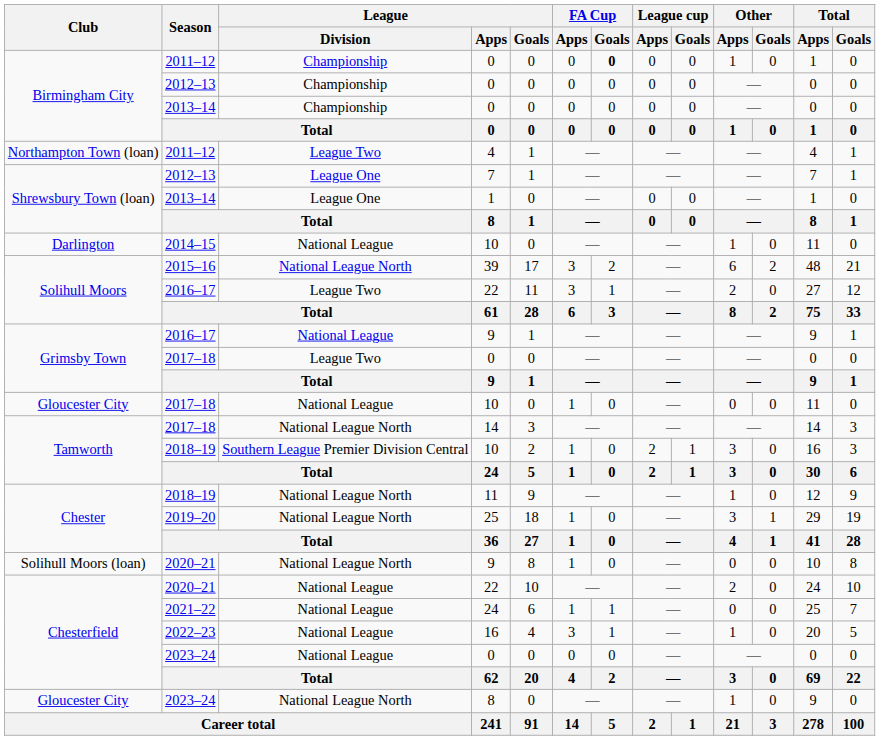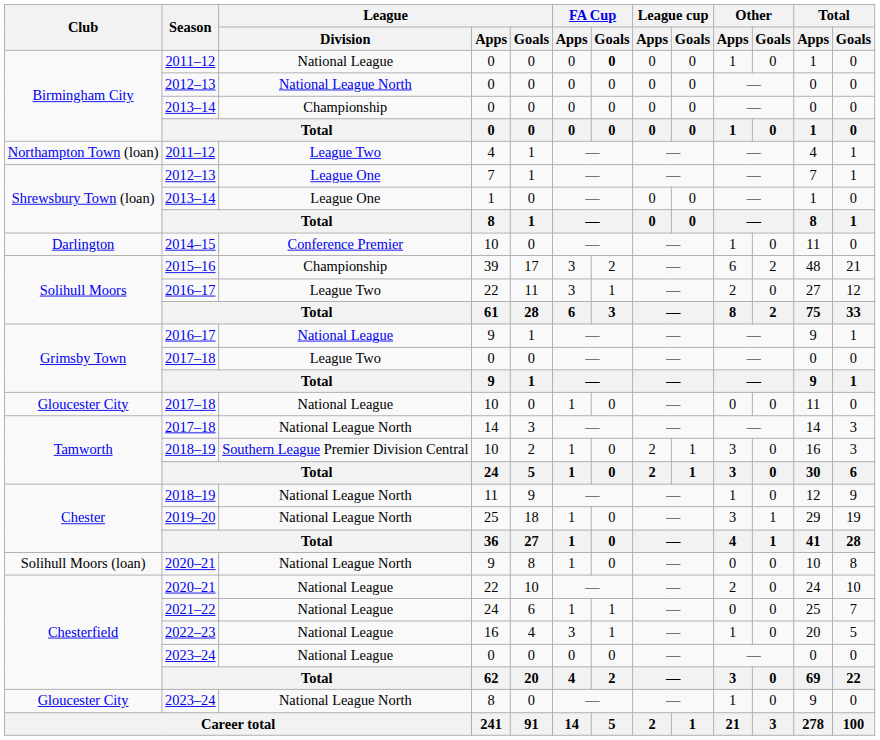(345, 61) Championship -> (345, 61) National League
(345, 84) Championship -> (345, 84) National League North
(345, 244) National League -> (345, 244) Conference Premier
(345, 267) National League North -> (345, 267) Championship
